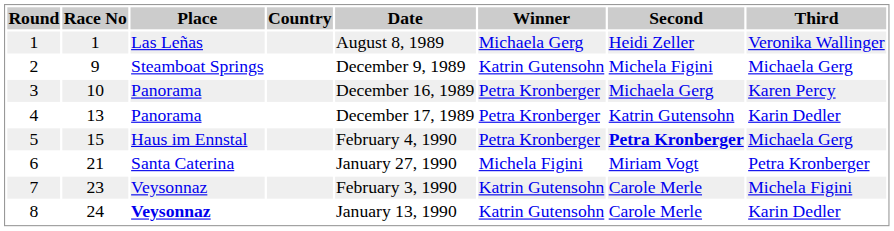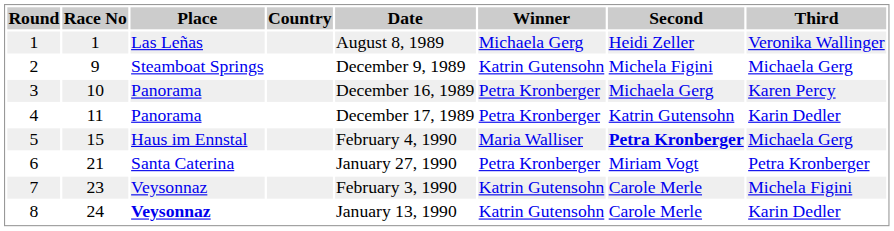(95, 115) 13 -> (95, 115) 11
(539, 139) Petra Kronberger -> (531, 139) Maria Walliser
(531, 163) Michela Figini -> (539, 163) Petra Kronberger
